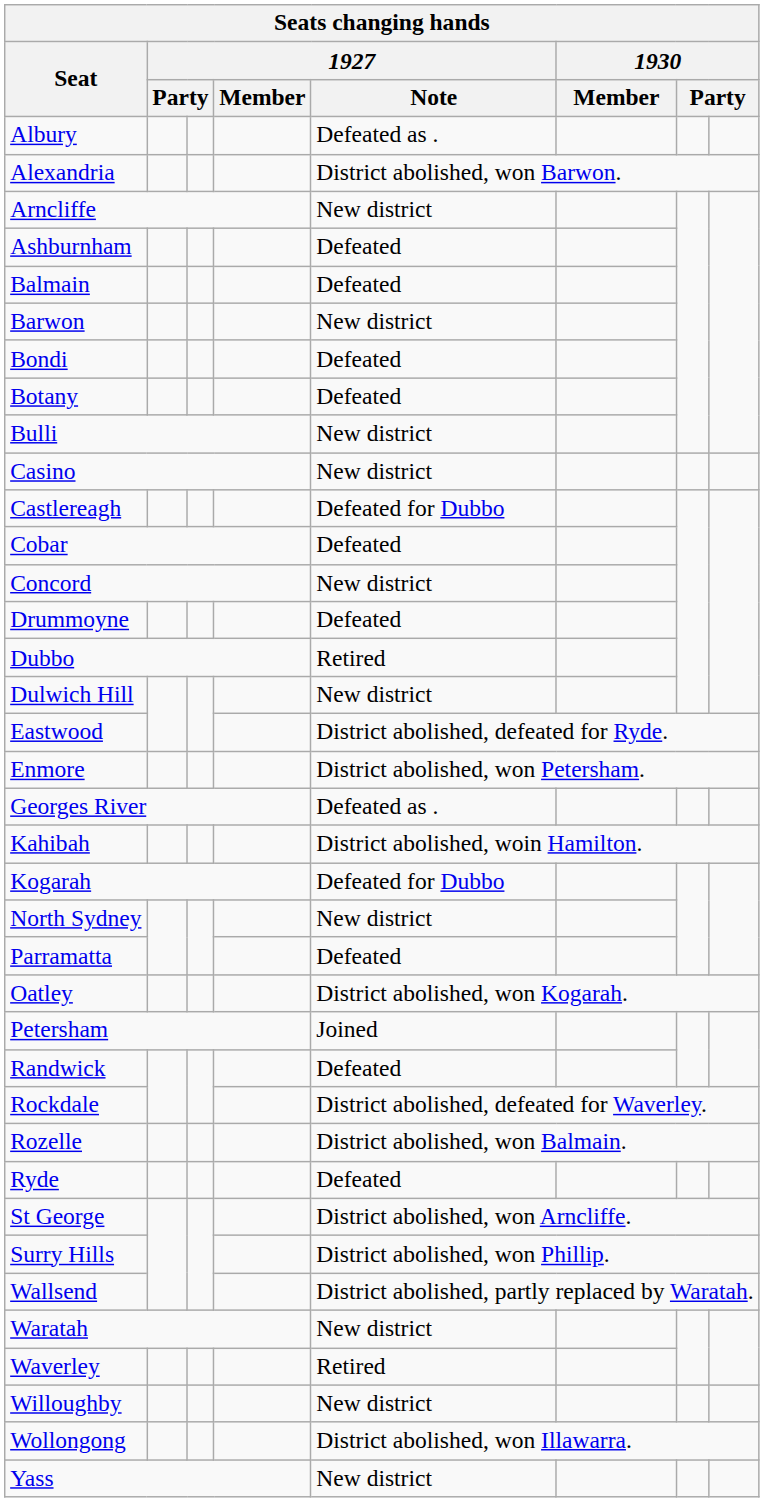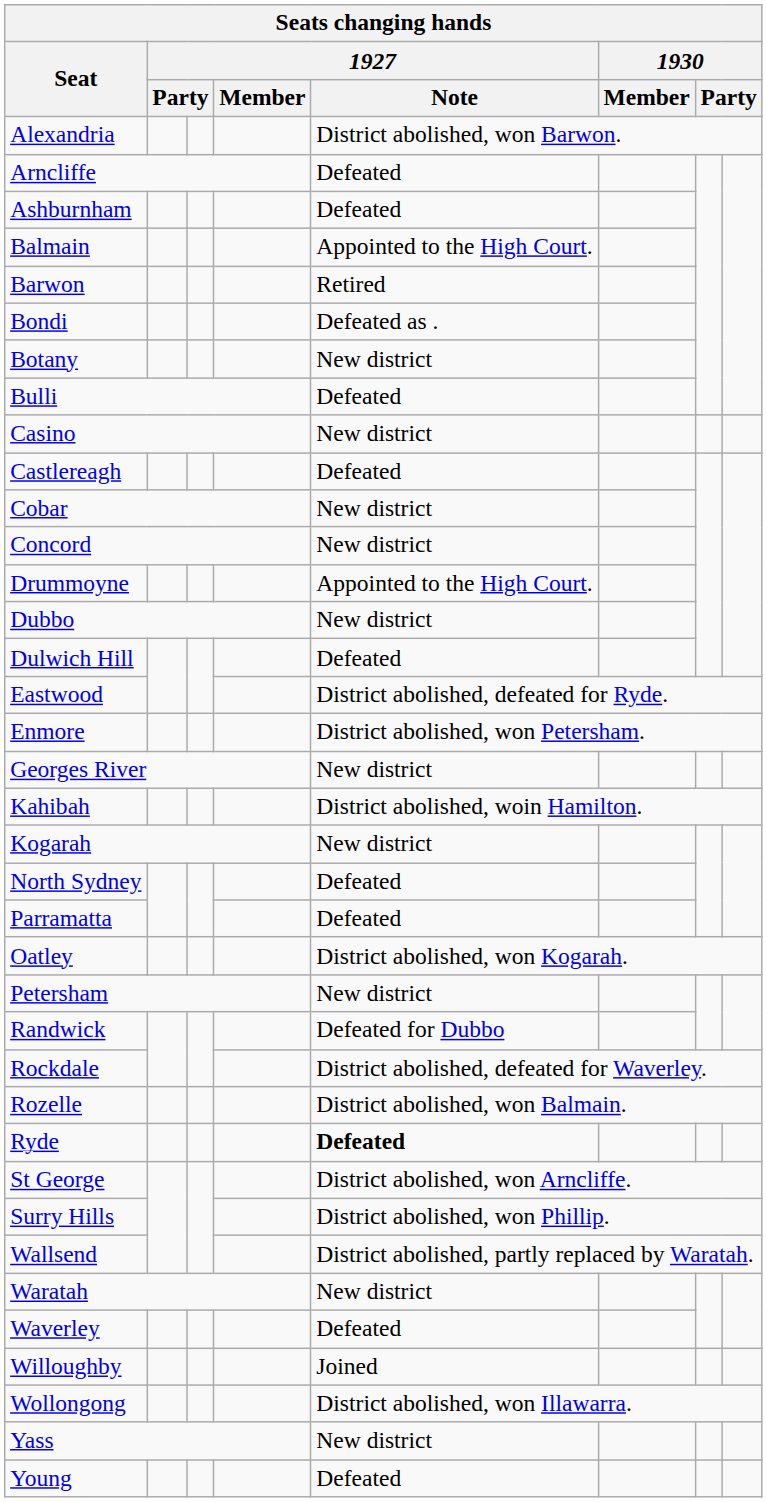- row: (43, 135)
(374, 209) New district -> (359, 172) Defeated
(359, 284) Defeated -> (455, 246) Appointed to the High Court.
(374, 321) New district -> (351, 284) Retired
(359, 358) Defeated -> (377, 321) Defeated as .
(359, 396) Defeated -> (374, 358) New district
(374, 433) New district -> (359, 396) Defeated
(410, 508) Defeated for Dubbo -> (359, 470) Defeated
(359, 545) Defeated -> (374, 508) New district
(359, 619) Defeated -> (455, 582) Appointed to the High Court.
(351, 657) Retired -> (374, 619) New district
(374, 694) New district -> (359, 657) Defeated
(377, 806) Defeated as . -> (374, 769) New district
(410, 881) Defeated for Dubbo -> (374, 843) New district
(374, 918) New district -> (359, 881) Defeated
(347, 1030) Joined -> (374, 992) New district
(359, 1067) Defeated -> (410, 1030) Defeated for Dubbo
(359, 1179) normal -> (361, 1142) bold
(351, 1365) Retired -> (359, 1328) Defeated
(374, 1403) New district -> (347, 1365) Joined
+ row: (41, 1477)
